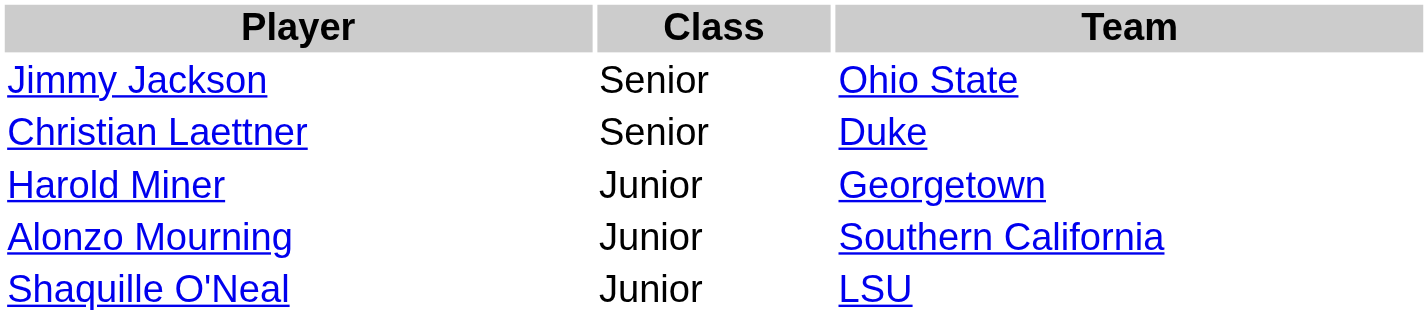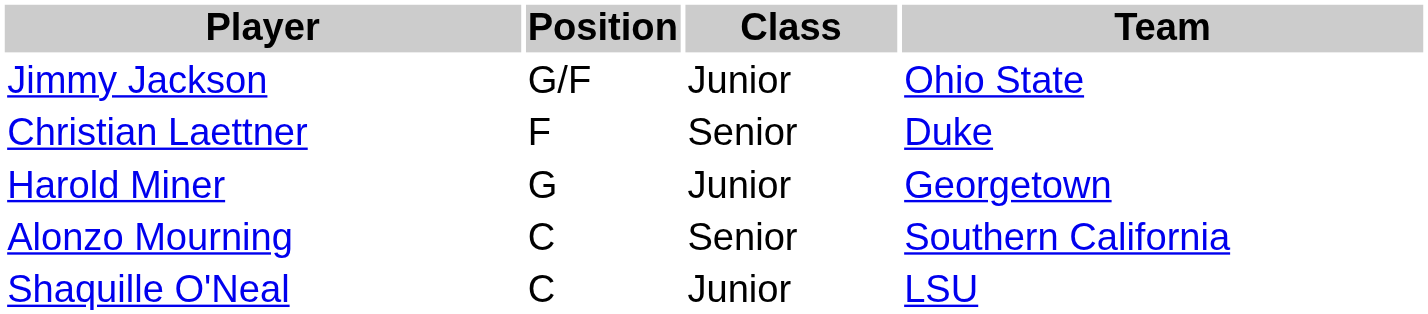+ column: (603, 27)
(654, 80) Senior -> (739, 80) Junior
(651, 237) Junior -> (742, 237) Senior
